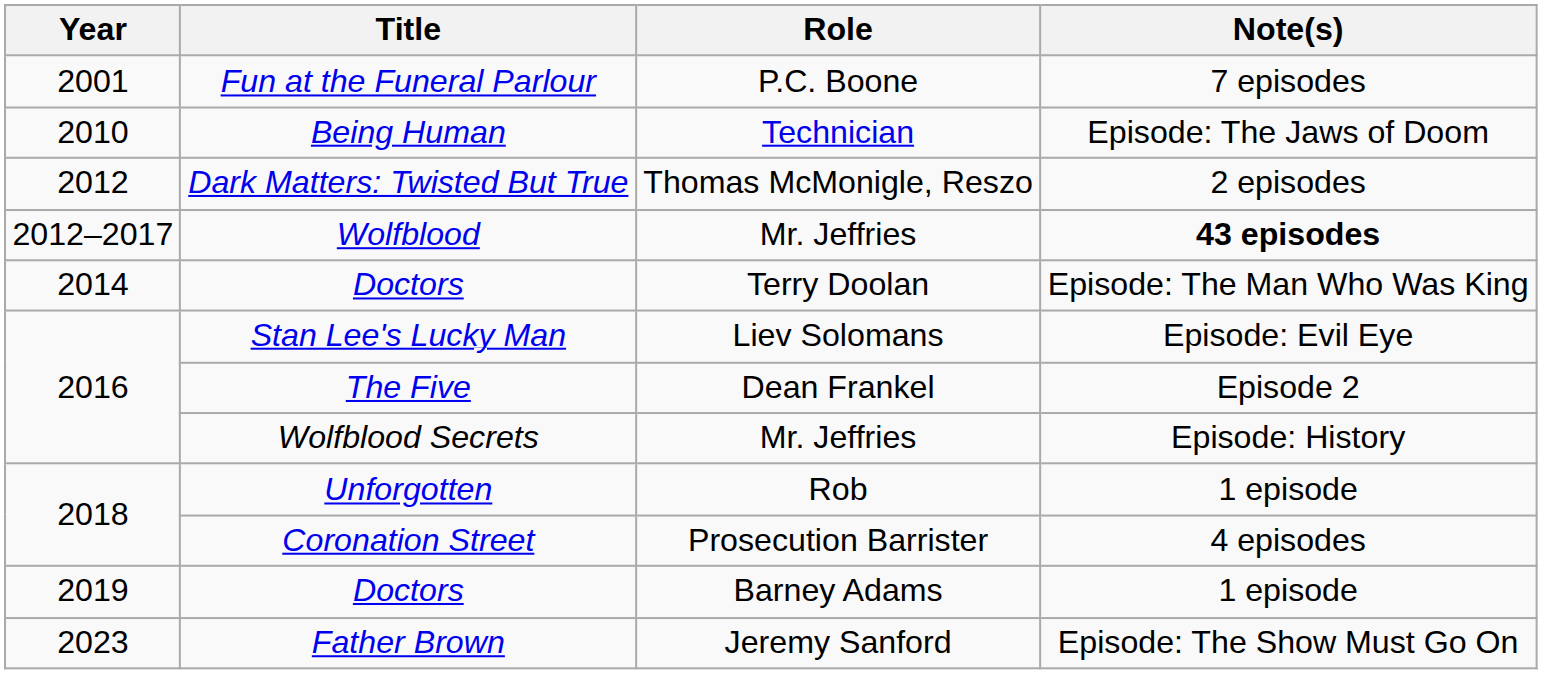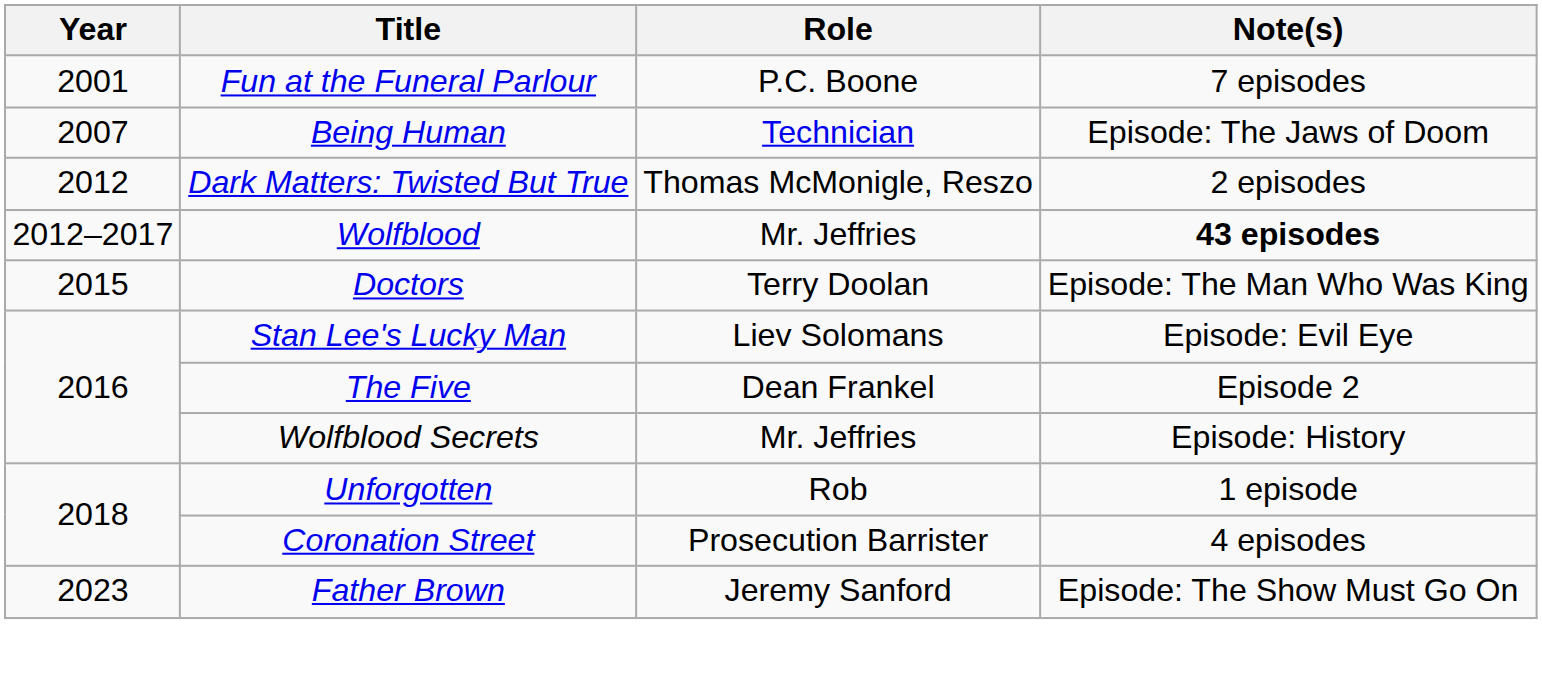(93, 132) 2010 -> (93, 132) 2007
(93, 285) 2014 -> (93, 285) 2015
- row: (408, 591)
